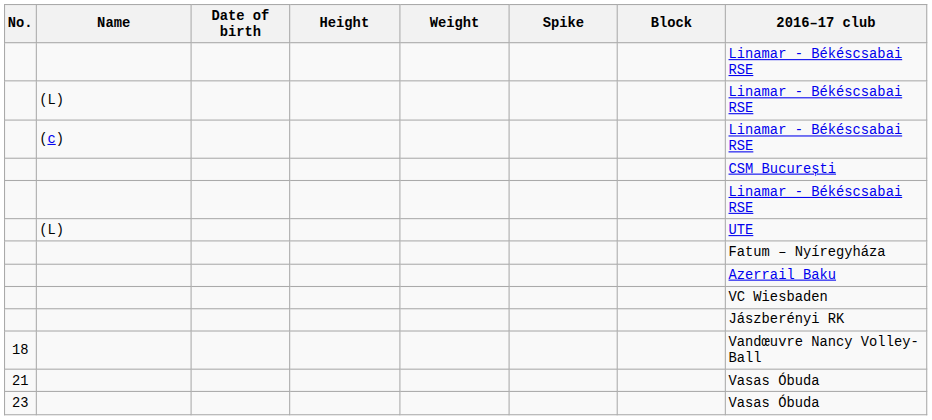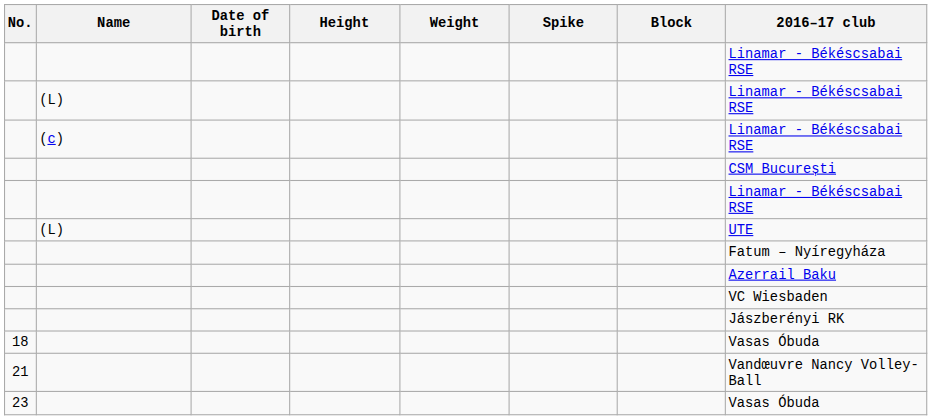(824, 350) Vandœuvre Nancy Volley-Ball -> (774, 342) Vasas Óbuda
(774, 381) Vasas Óbuda -> (824, 373) Vandœuvre Nancy Volley-Ball
